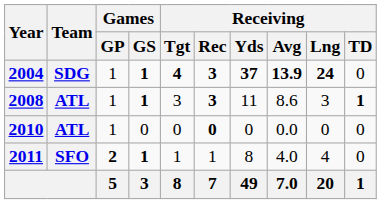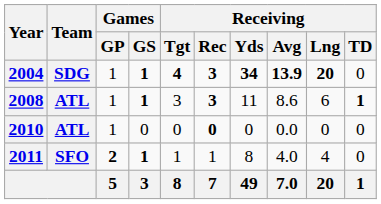(249, 73) 37 -> (249, 73) 34
(325, 73) 24 -> (325, 73) 20
(325, 101) 3 -> (325, 101) 6
